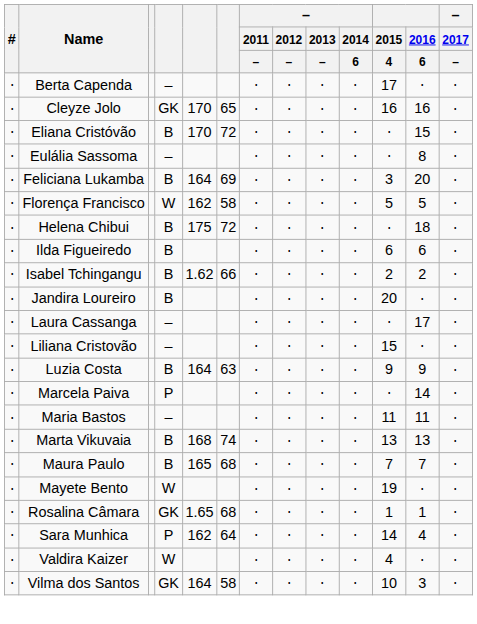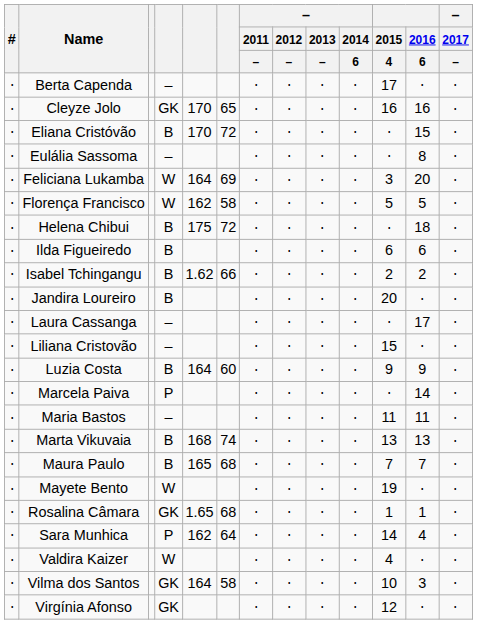(169, 179) B -> (169, 179) W
(228, 369) 63 -> (228, 369) 60
+ row: (84, 607)
